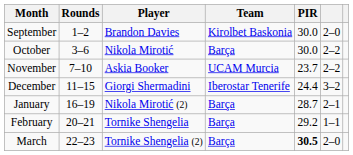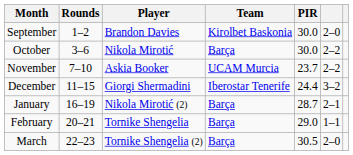(308, 123) 29.2 -> (308, 123) 29.0
(308, 141) bold -> (308, 141) normal
